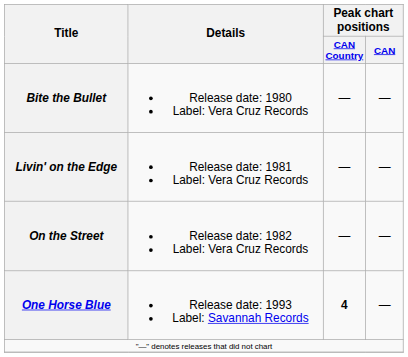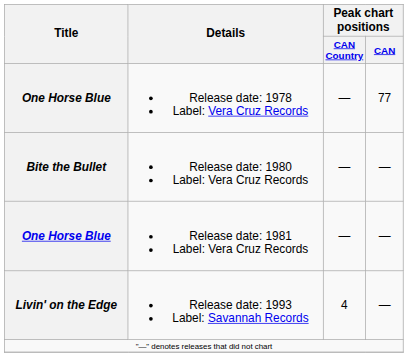+ row: (226, 105)
(66, 167) Livin' on the Edge -> (66, 236) One Horse Blue
- row: (226, 243)
(66, 305) One Horse Blue -> (66, 305) Livin' on the Edge
(344, 305) bold -> (344, 305) normal
